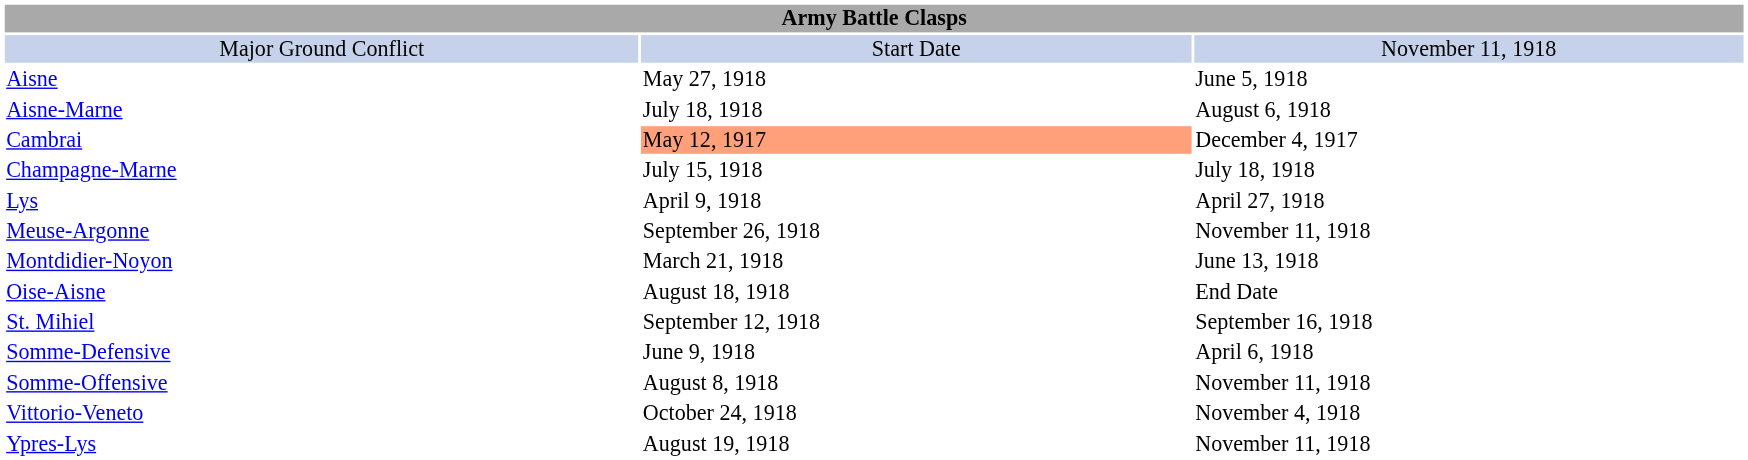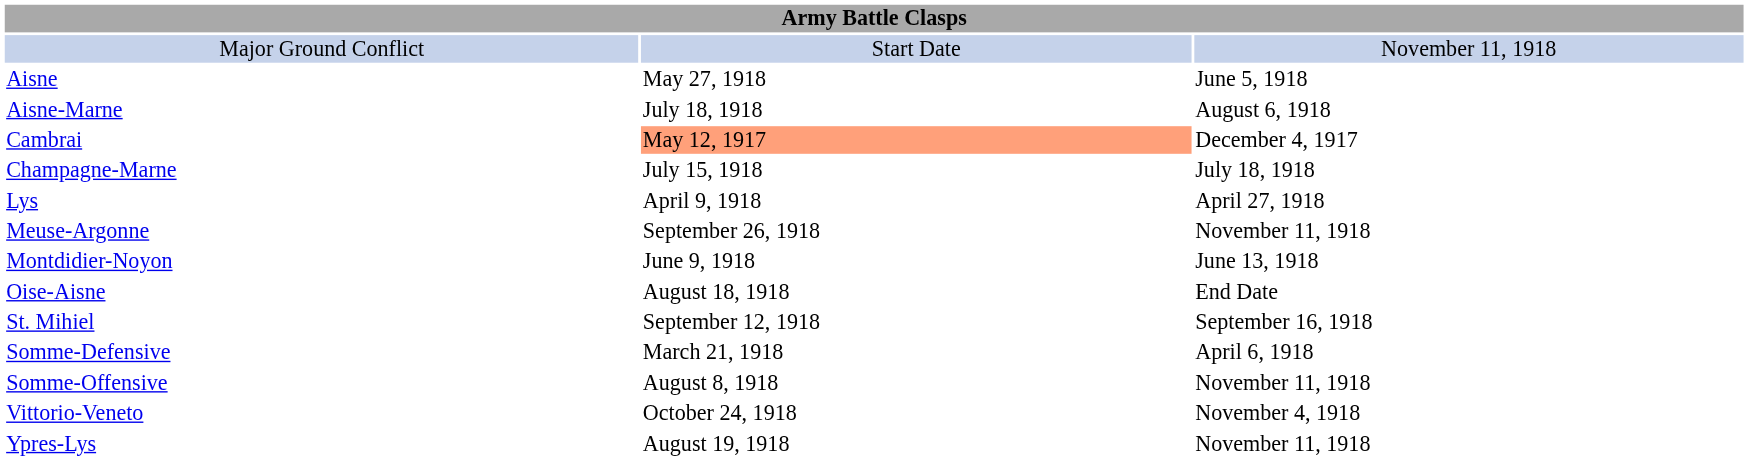(713, 261) March 21, 1918 -> (699, 261) June 9, 1918
(699, 352) June 9, 1918 -> (713, 352) March 21, 1918
